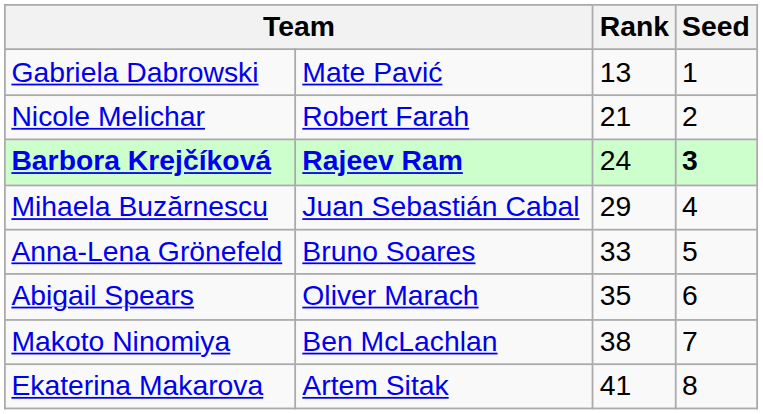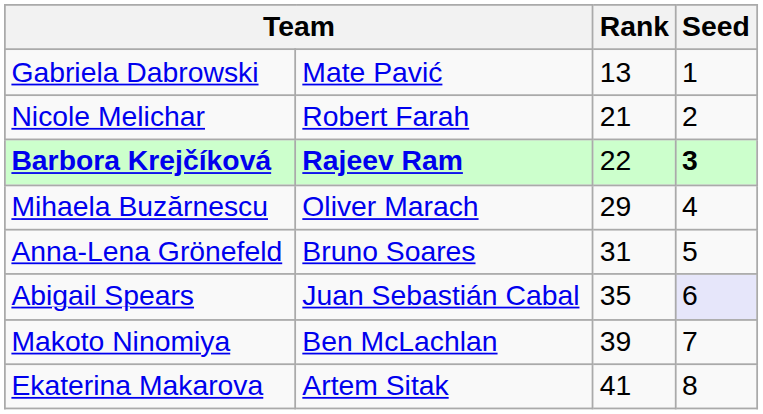(615, 161) 24 -> (615, 161) 22
(441, 206) Juan Sebastián Cabal -> (390, 206) Oliver Marach
(615, 251) 33 -> (615, 251) 31
(390, 296) Oliver Marach -> (441, 296) Juan Sebastián Cabal
(690, 296) no background -> (690, 296) lavender background
(615, 341) 38 -> (615, 341) 39
